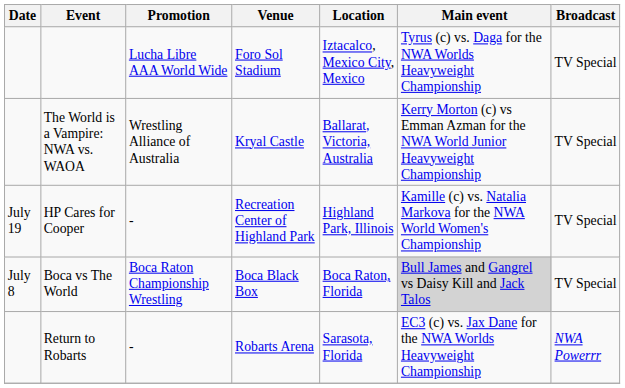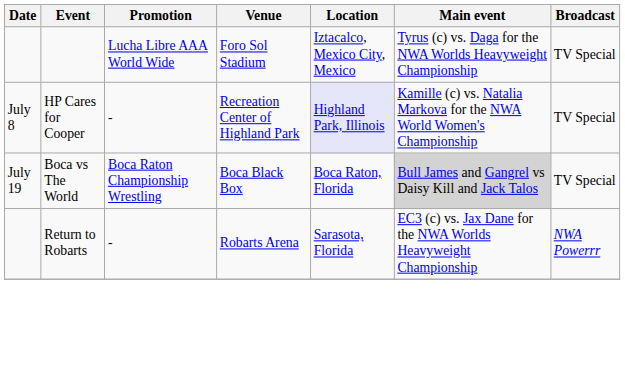- row: (79, 141)
(19, 220) July 19 -> (19, 117) July 8
(358, 220) no background -> (349, 117) lavender background
(19, 283) July 8 -> (19, 180) July 19
